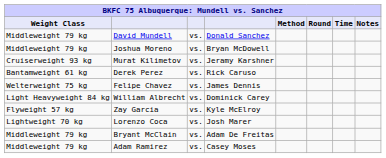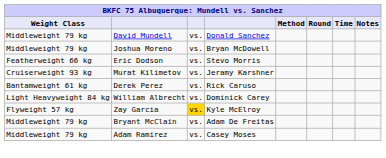+ row: (138, 60)
- row: (143, 85)
(196, 110) no background -> (196, 110) gold background
- row: (141, 122)
